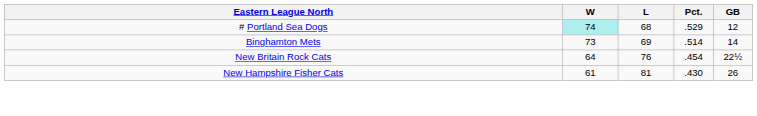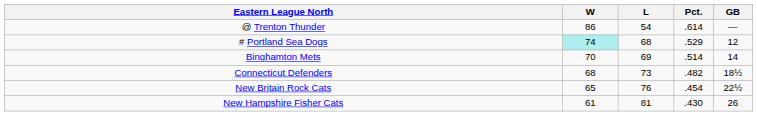+ row: (283, 27)
(590, 42) 73 -> (590, 57) 70
+ row: (283, 73)
(590, 57) 64 -> (590, 88) 65
